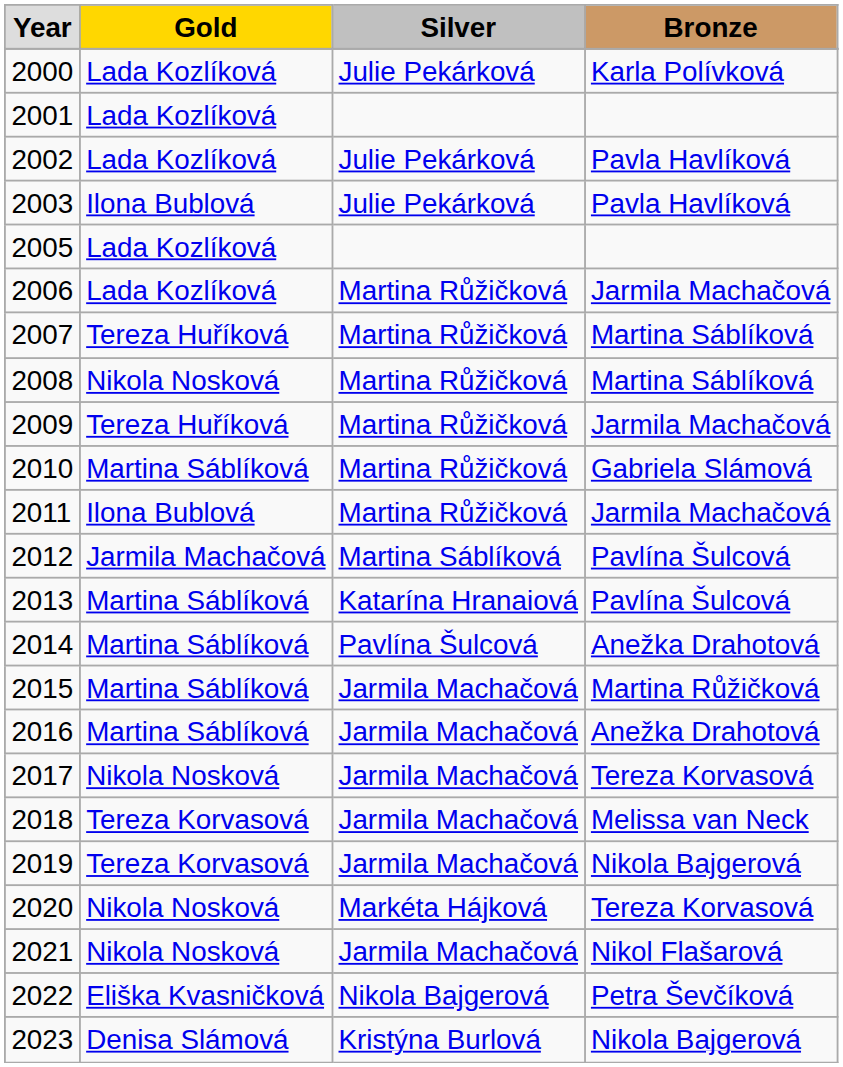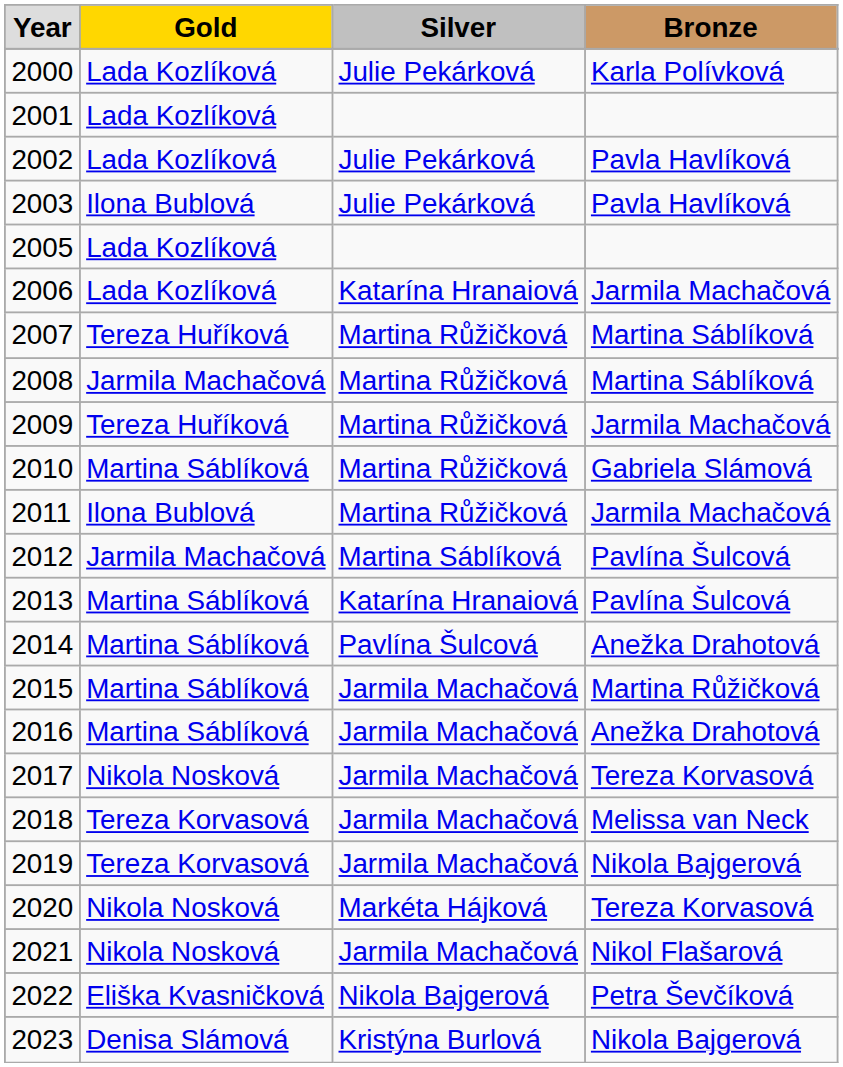(453, 291) Martina Růžičková -> (458, 291) Katarína Hranaiová
(183, 379) Nikola Nosková -> (206, 379) Jarmila Machačová
